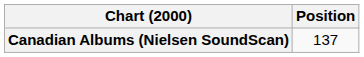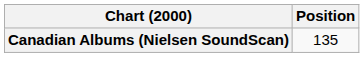(326, 40) 137 -> (326, 40) 135
